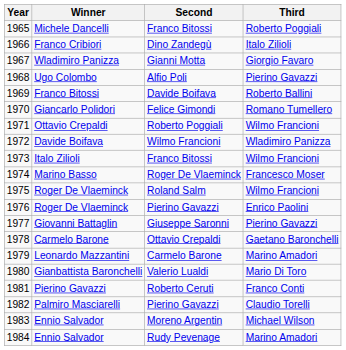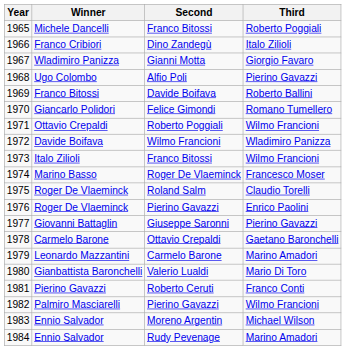(282, 191) Wilmo Francioni -> (278, 191) Claudio Torelli
(278, 304) Claudio Torelli -> (282, 304) Wilmo Francioni
